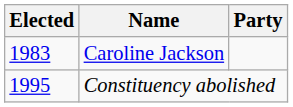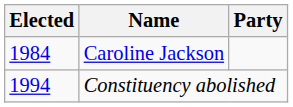(30, 53) 1983 -> (30, 53) 1984
(30, 85) 1995 -> (30, 85) 1994
